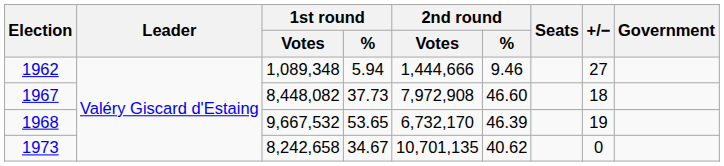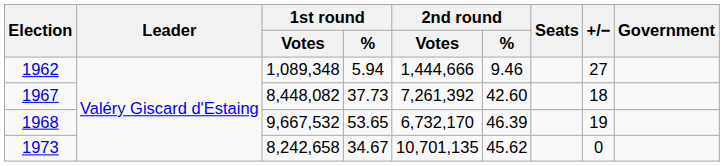(437, 95) 7,972,908 -> (437, 95) 7,261,392
(507, 95) 46.60 -> (507, 95) 42.60
(507, 148) 40.62 -> (507, 148) 45.62
